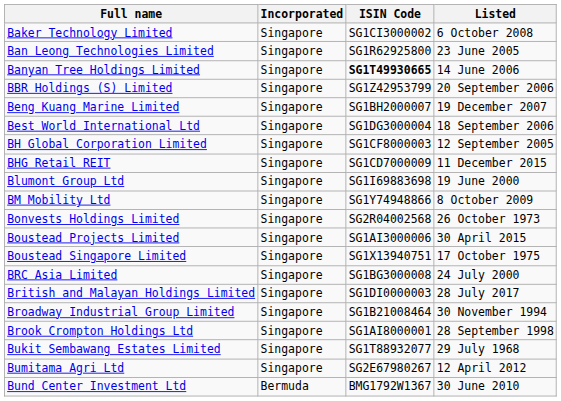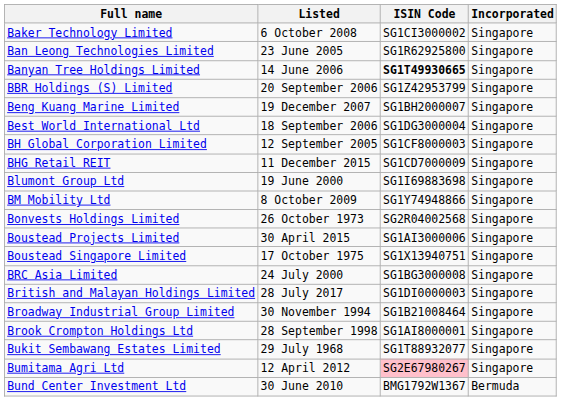columns swapped: (302, 14) <-> (495, 14)
(390, 368) no background -> (424, 368) pink background
